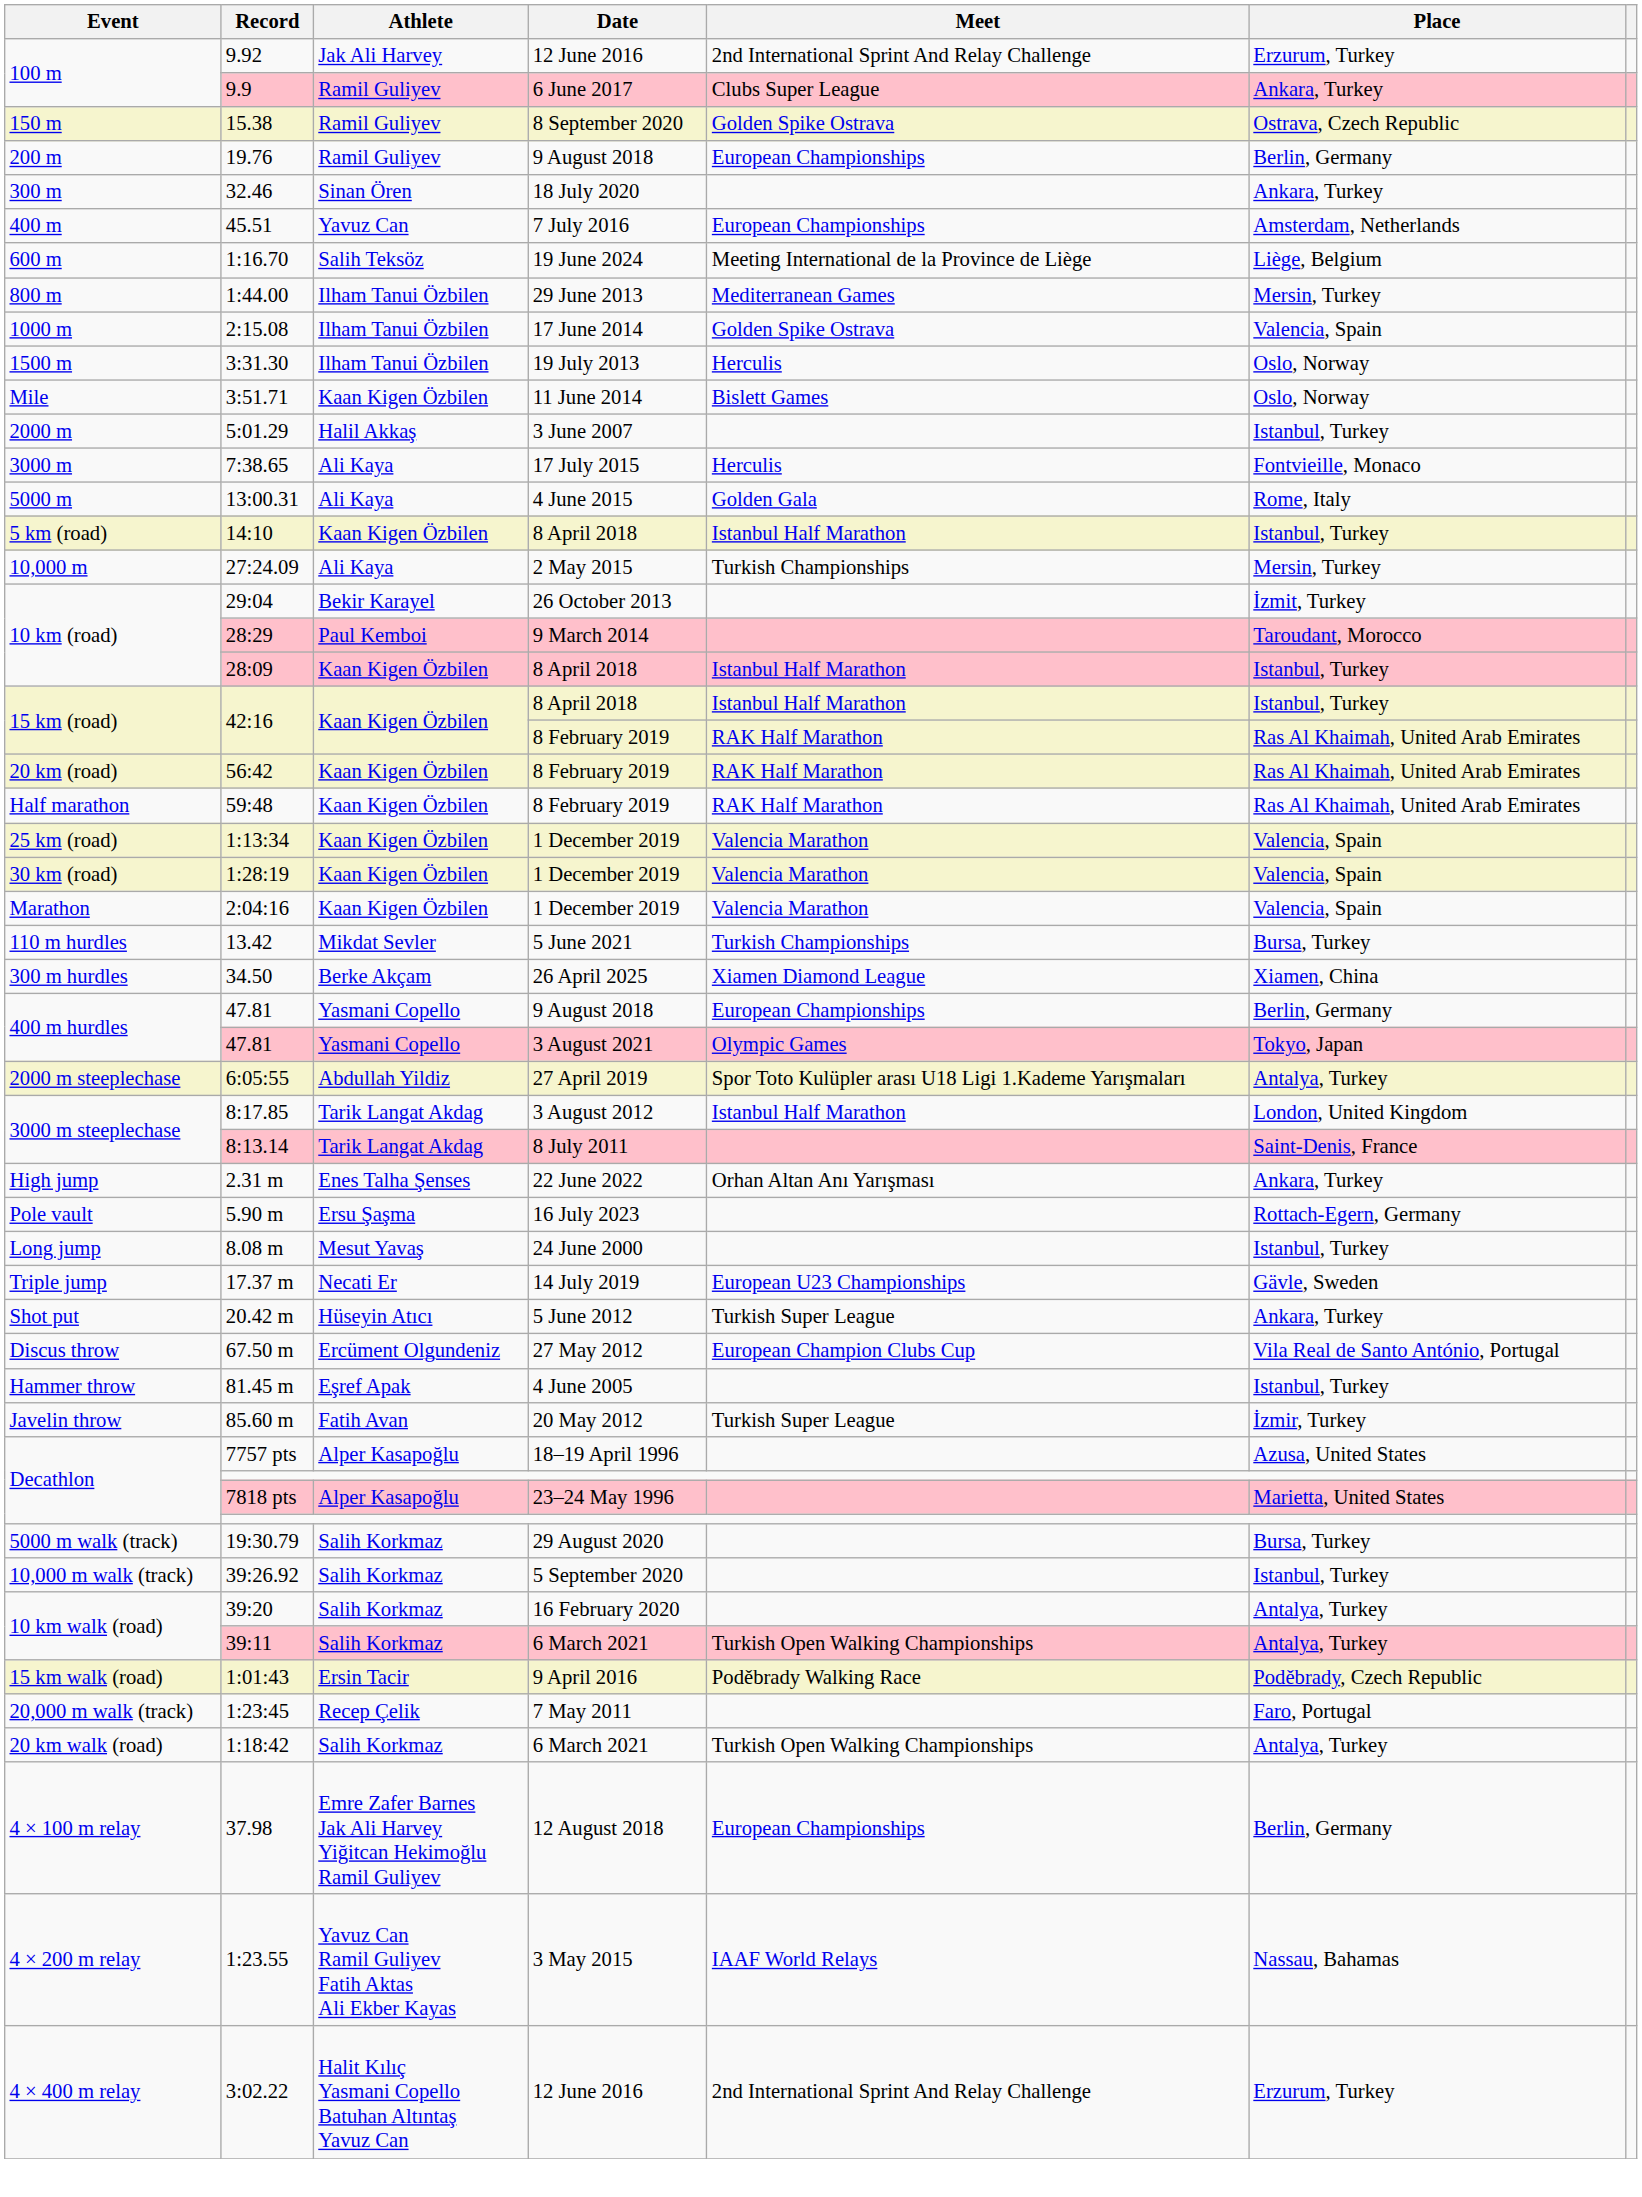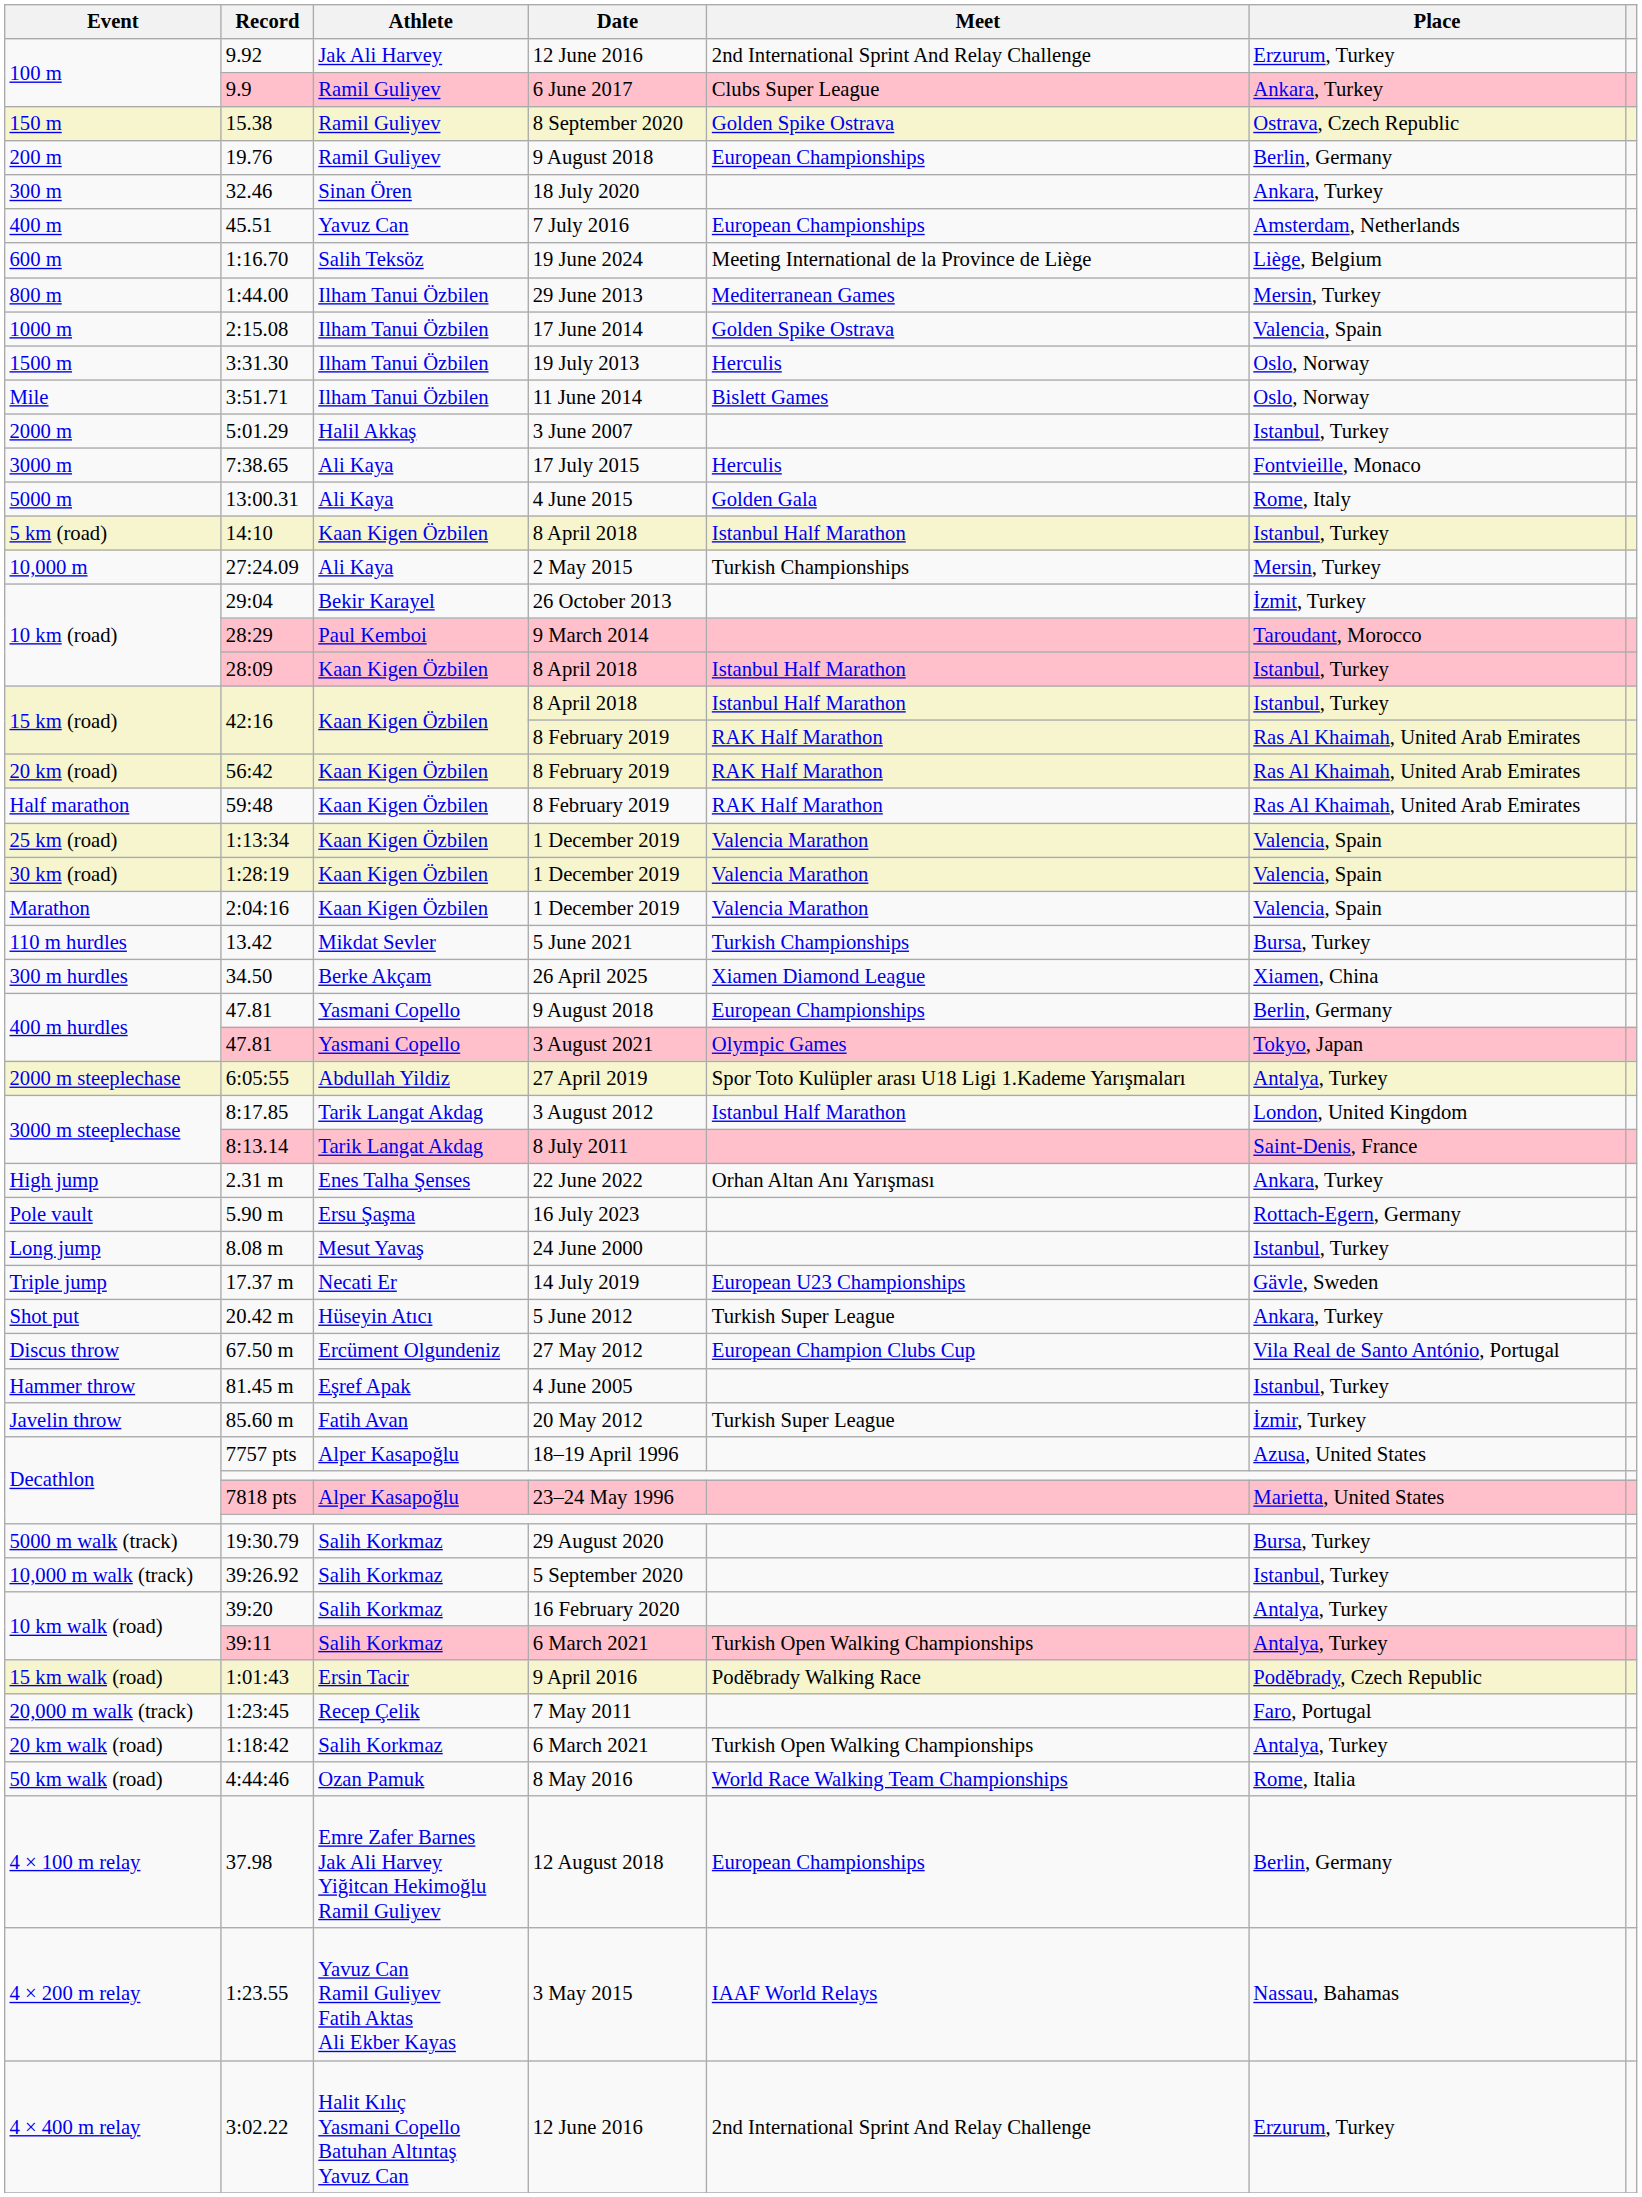(403, 396) Kaan Kigen Özbilen -> (403, 396) Ilham Tanui Özbilen
+ row: (257, 1779)
